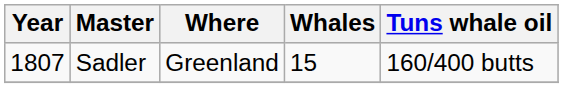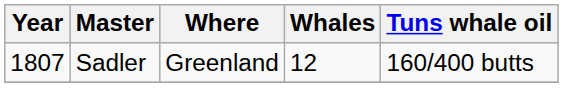(304, 62) 15 -> (304, 62) 12
